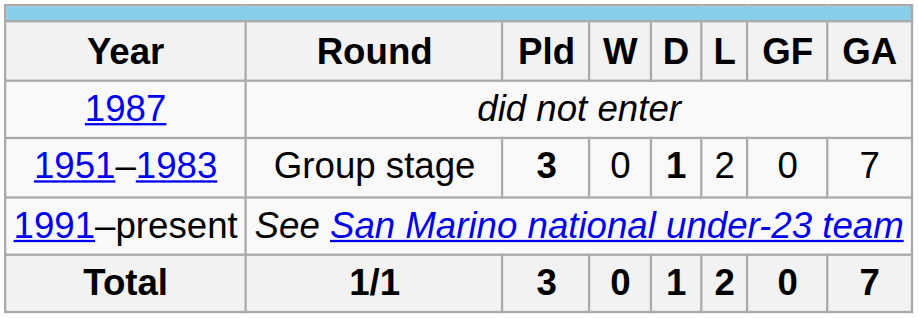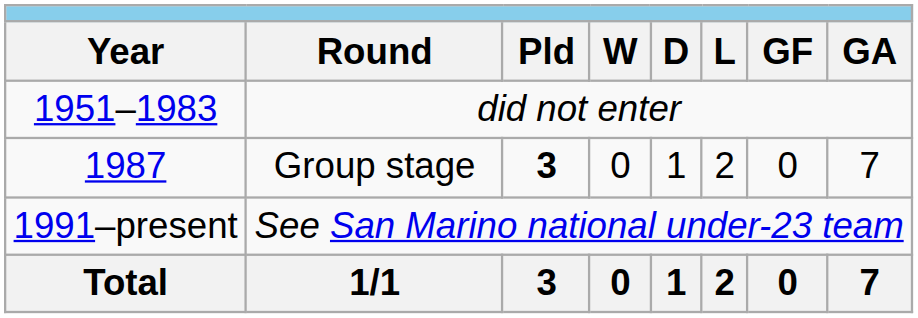(126, 108) 1987 -> (126, 108) 1951–1983
(126, 166) 1951–1983 -> (126, 166) 1987
(676, 166) bold -> (676, 166) normal
